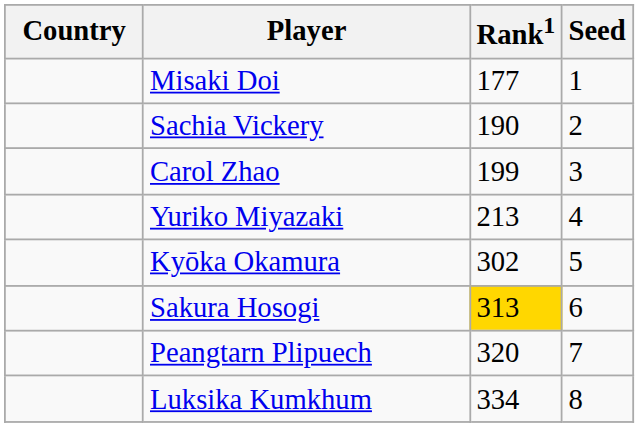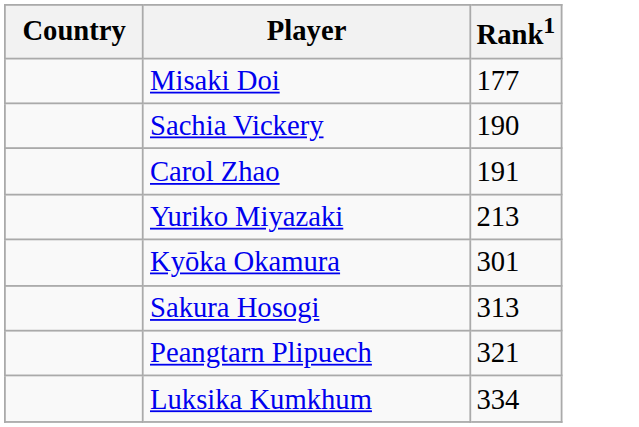- column: (597, 31)
(498, 171) 199 -> (498, 171) 191
(498, 262) 302 -> (498, 262) 301
(498, 307) gold background -> (498, 307) no background
(498, 352) 320 -> (498, 352) 321
